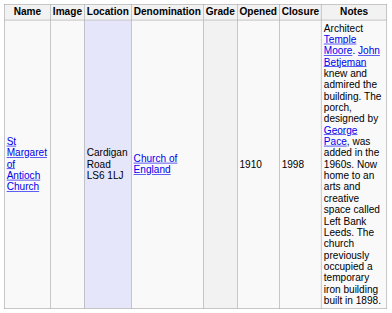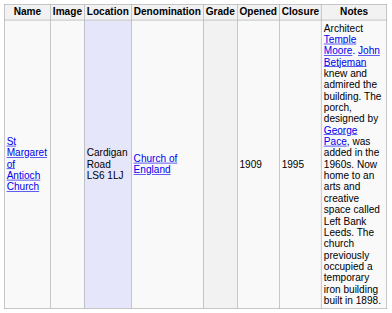(251, 164) 1910 -> (251, 164) 1909
(293, 164) 1998 -> (293, 164) 1995
